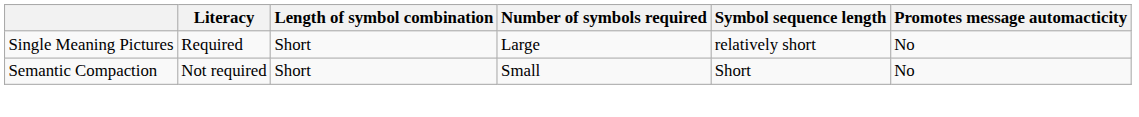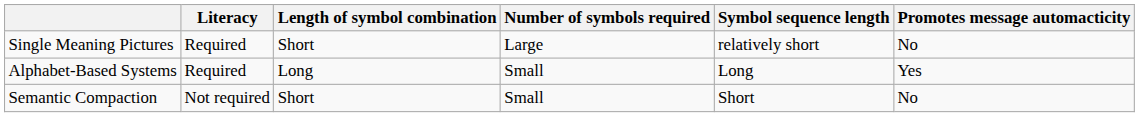+ row: (93, 71)
